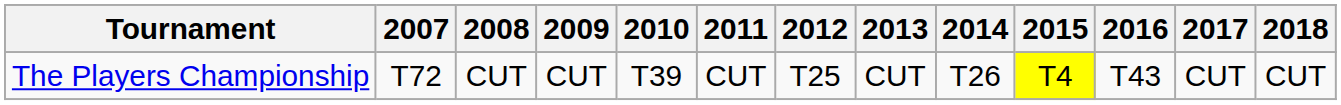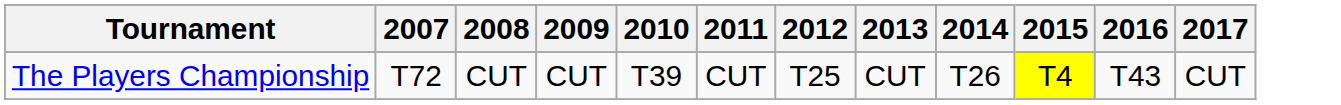- column: (1296, 29)
